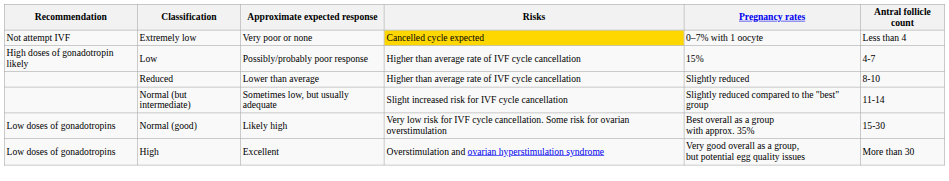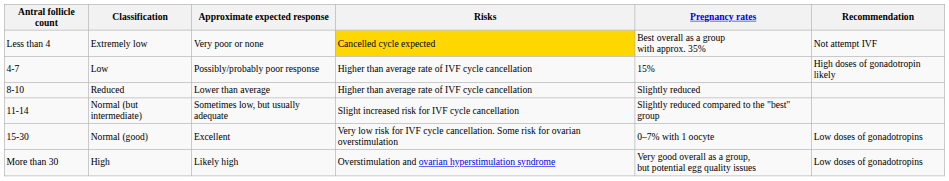columns swapped: (902, 17) <-> (71, 17)
(725, 38) 0–7% with 1 oocyte -> (681, 43) Best overall as a group with approx. 35%
(265, 126) Likely high -> (212, 136) Excellent
(730, 126) Best overall as a group with approx. 35% -> (676, 136) 0–7% with 1 oocyte
(261, 152) Excellent -> (216, 162) Likely high
